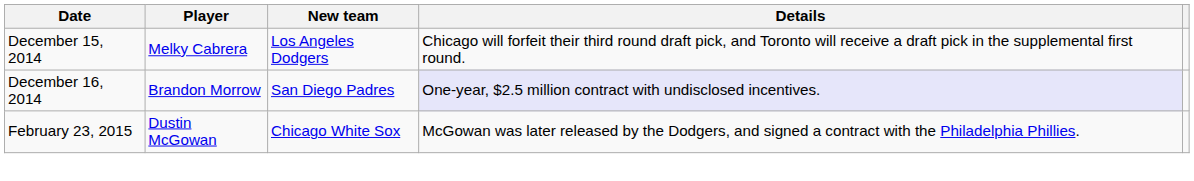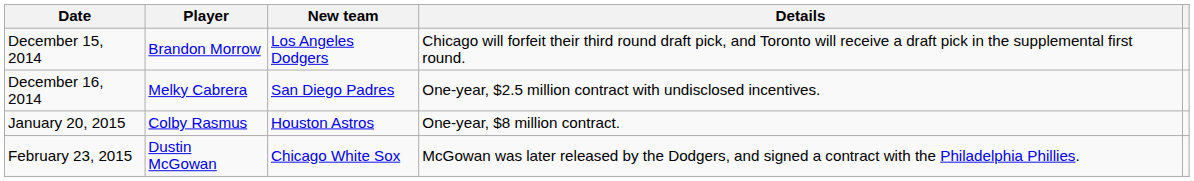(198, 49) Melky Cabrera -> (205, 49) Brandon Morrow
(205, 90) Brandon Morrow -> (198, 90) Melky Cabrera
(621, 90) lavender background -> (621, 90) no background
+ row: (67, 123)
